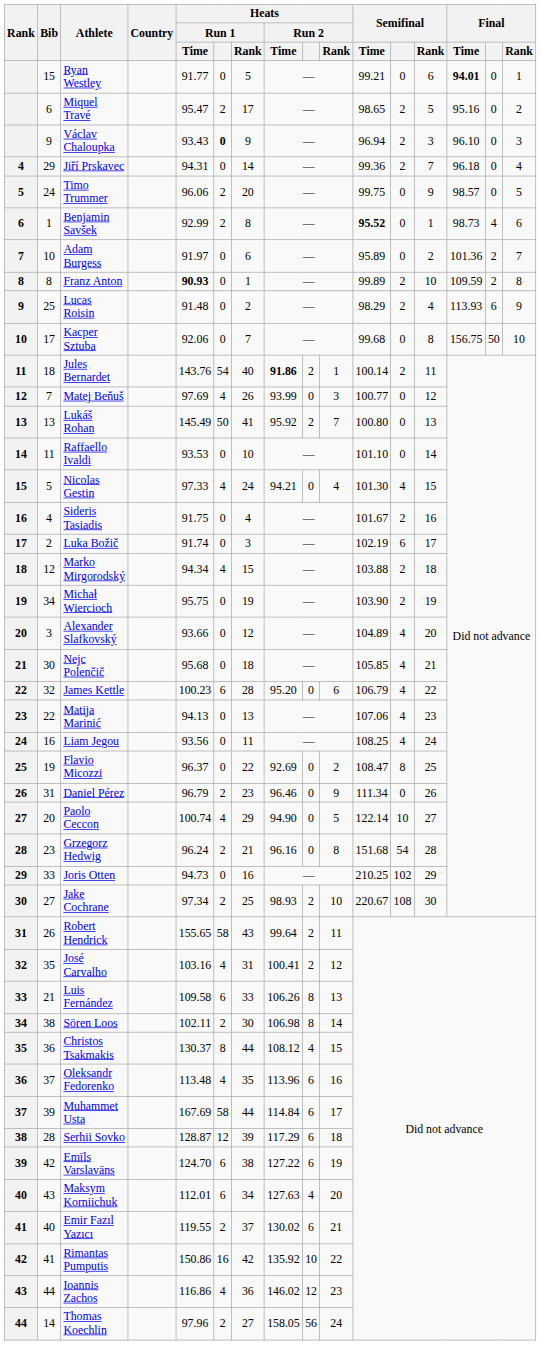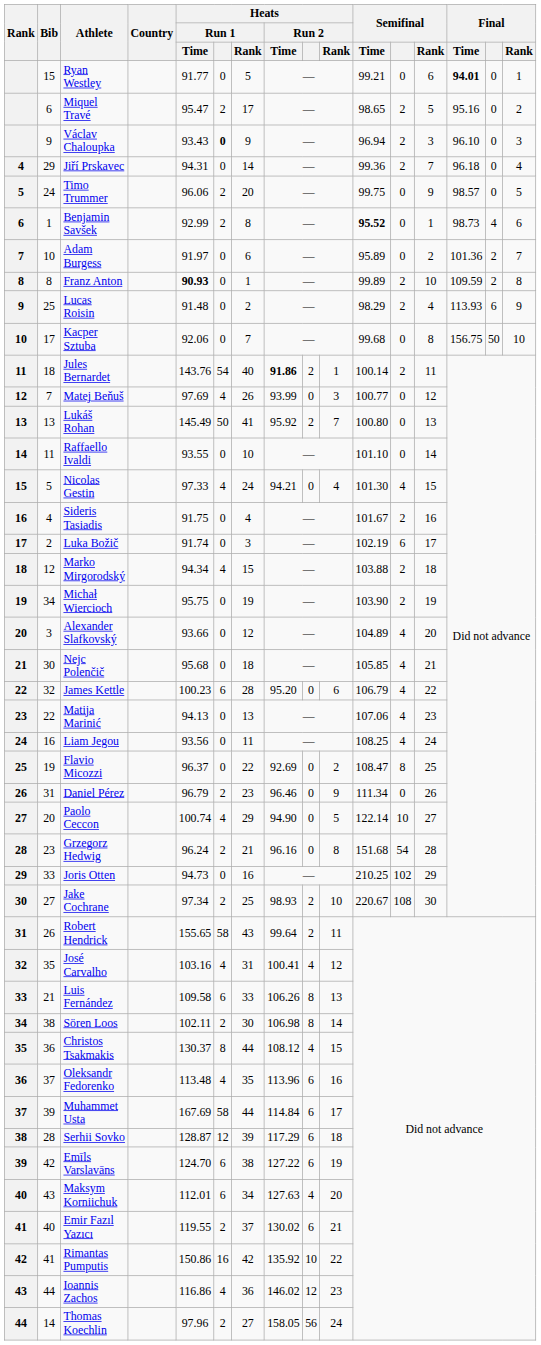(195, 454) 93.53 -> (195, 454) 93.55
(311, 965) 2 -> (311, 965) 4
